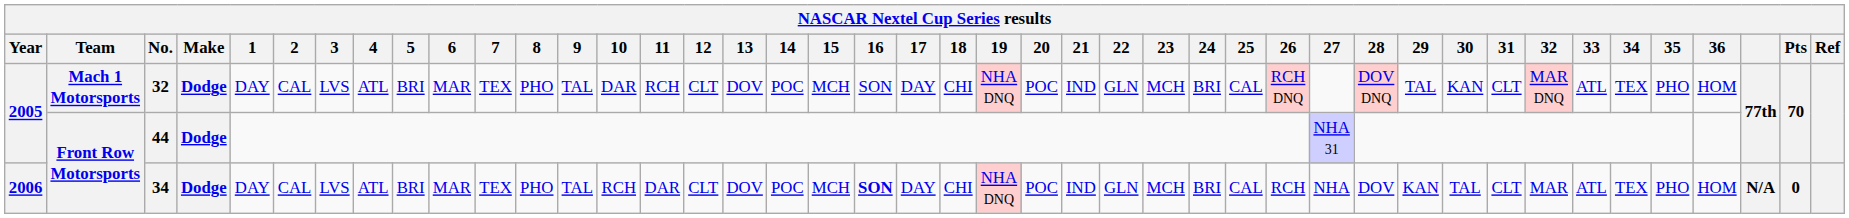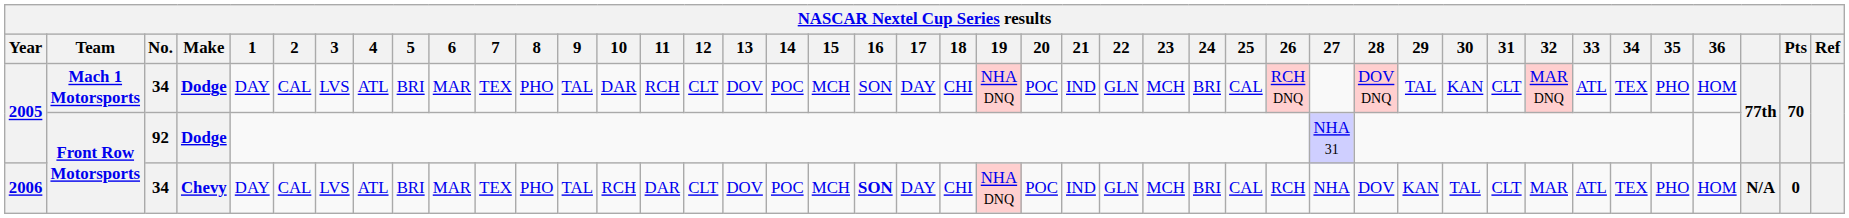(160, 87) 32 -> (160, 87) 34
(160, 137) 44 -> (160, 137) 92
(204, 187) Dodge -> (204, 187) Chevy
